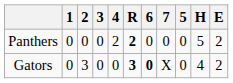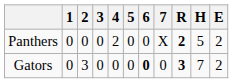columns swapped: (183, 17) <-> (132, 17)
(166, 41) 0 -> (163, 41) X
(166, 65) X -> (163, 65) 0
(200, 65) 4 -> (200, 65) 7
